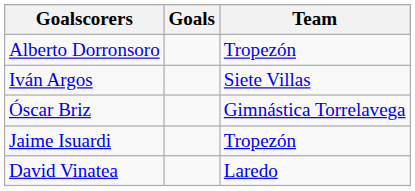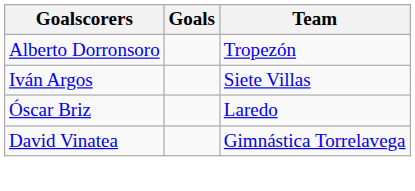(315, 110) Gimnástica Torrelavega -> (251, 110) Laredo
- row: (60, 140)
(251, 170) Laredo -> (315, 140) Gimnástica Torrelavega
